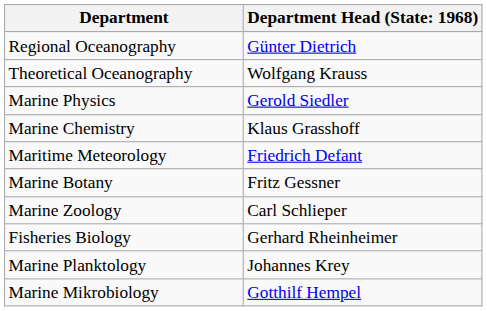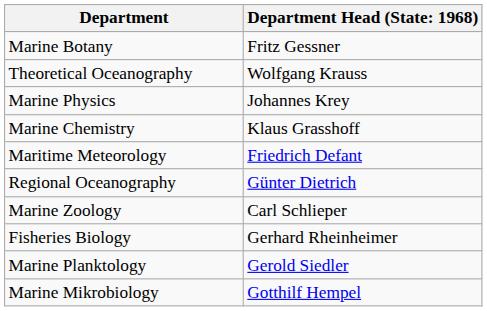rows swapped: (92, 45) <-> (61, 182)
(298, 100) Gerold Siedler -> (298, 100) Johannes Krey
(298, 264) Johannes Krey -> (298, 264) Gerold Siedler
